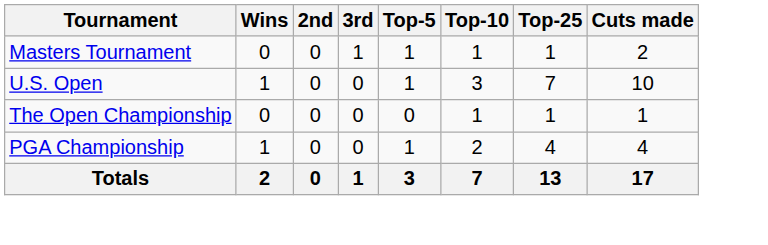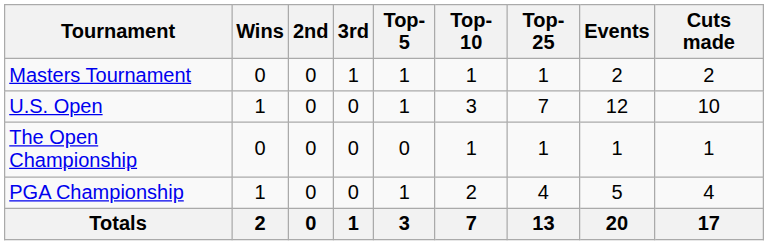+ column: (617, 31)
